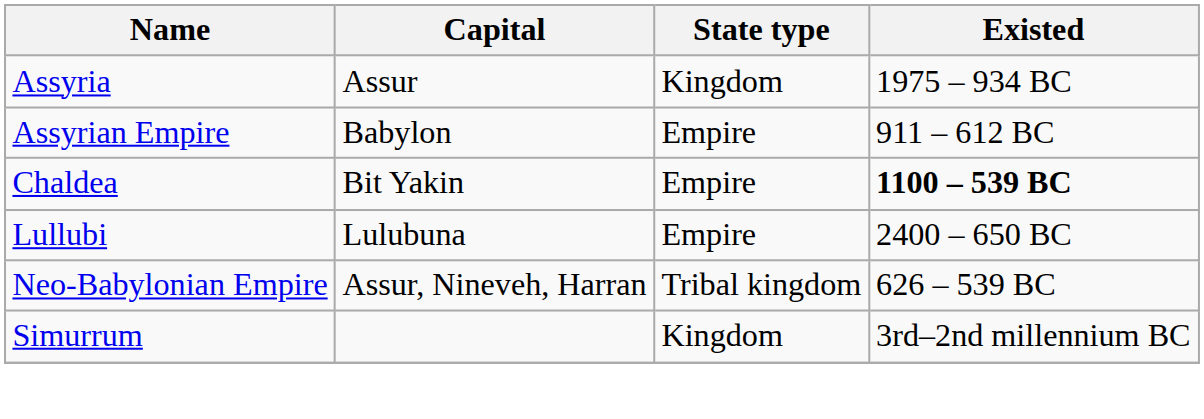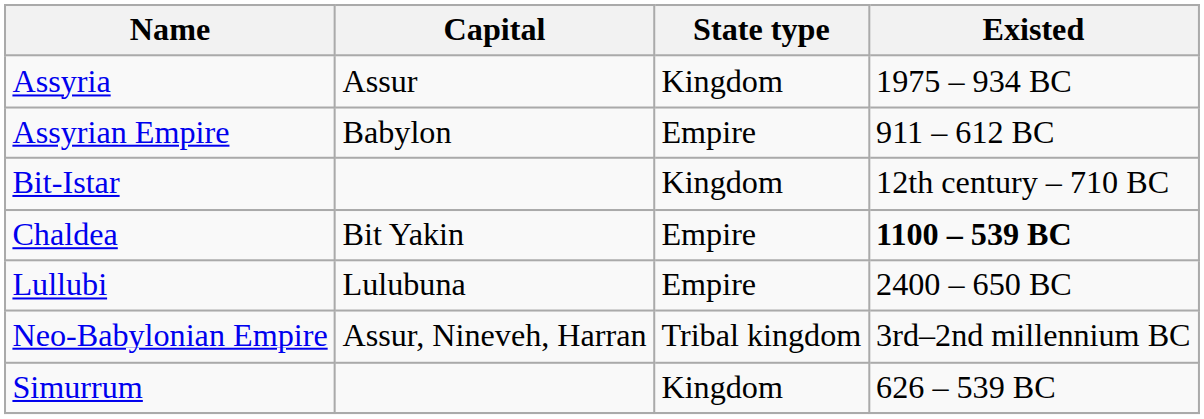+ row: (66, 183)
(966, 285) 626 – 539 BC -> (1033, 336) 3rd–2nd millennium BC
(1033, 336) 3rd–2nd millennium BC -> (966, 387) 626 – 539 BC
